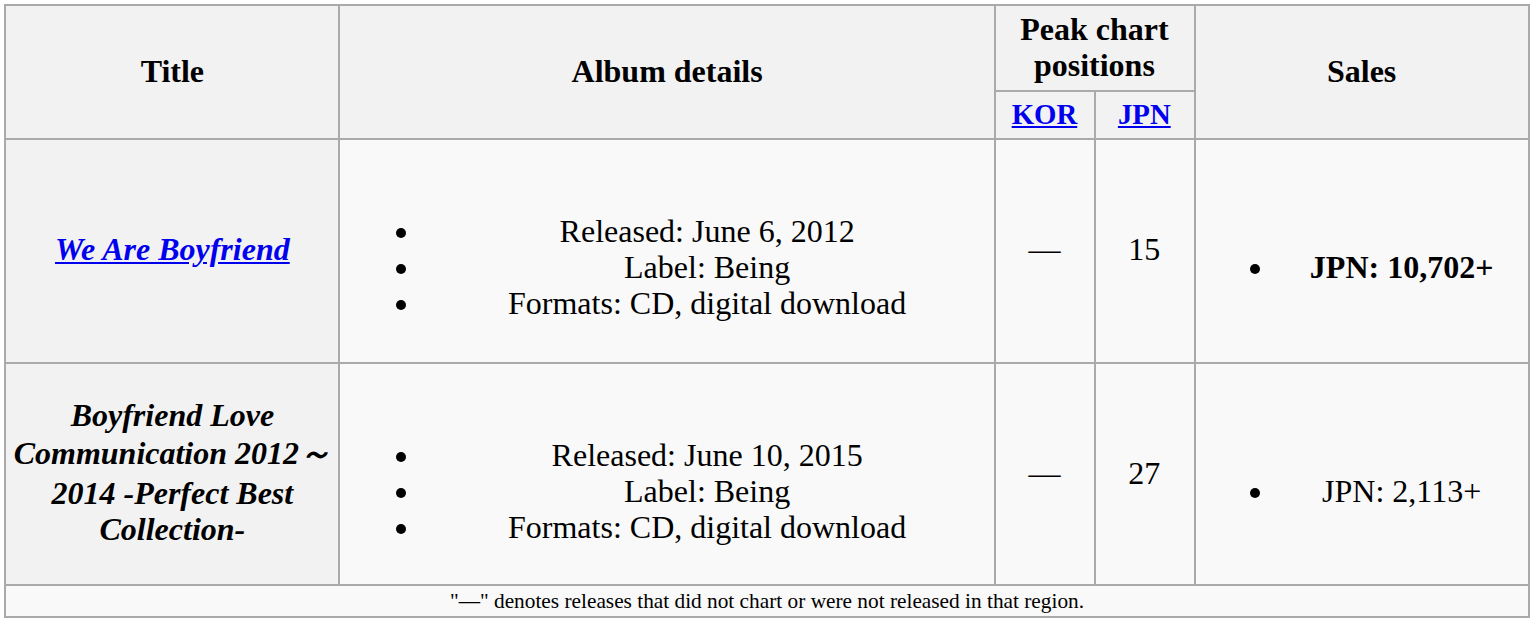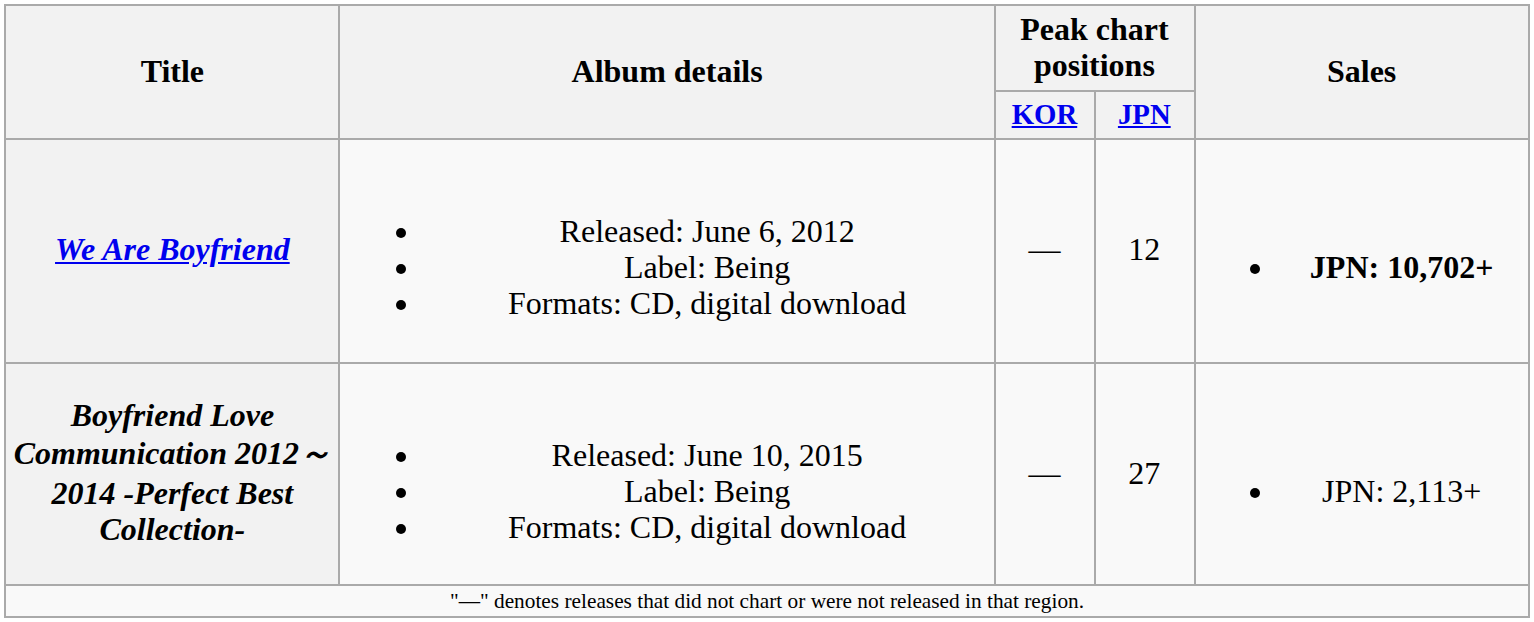(1144, 250) 15 -> (1144, 250) 12
